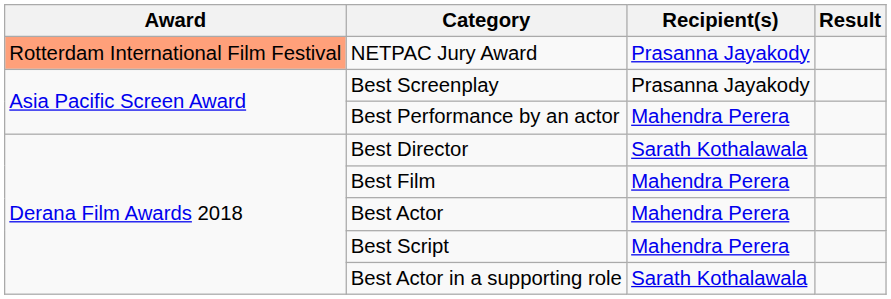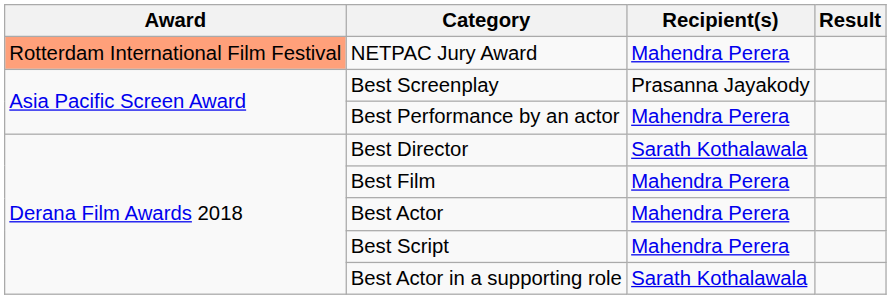(720, 52) Prasanna Jayakody -> (710, 52) Mahendra Perera
